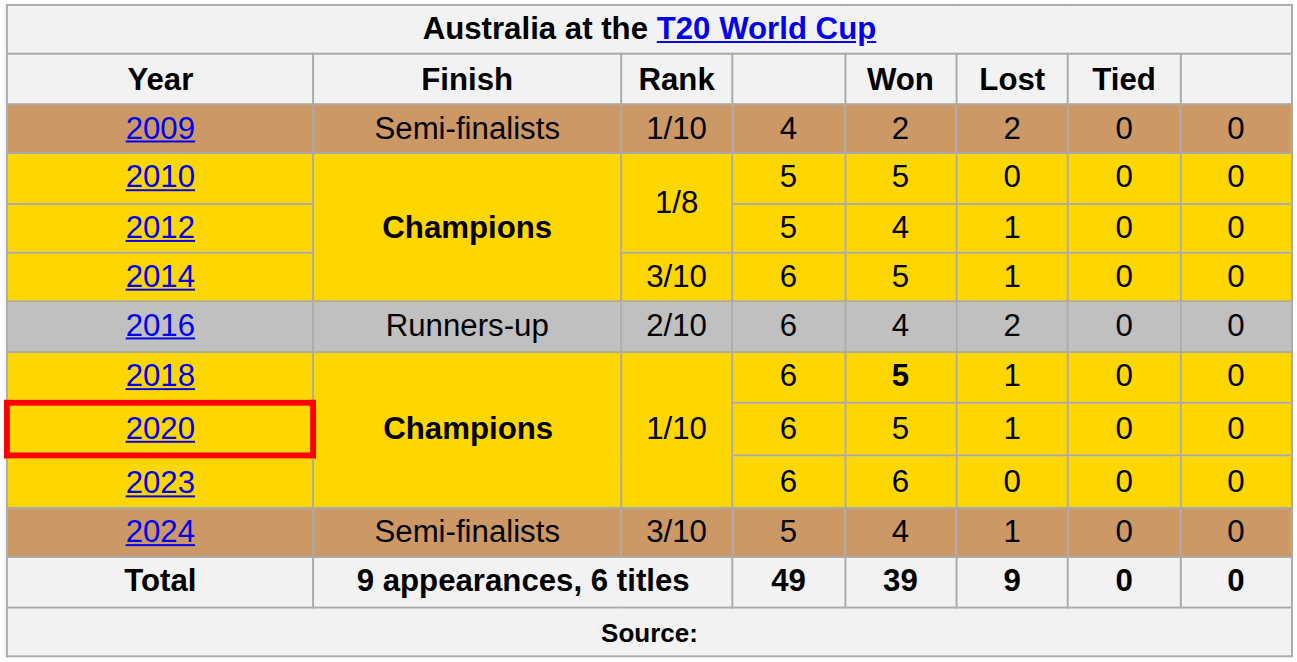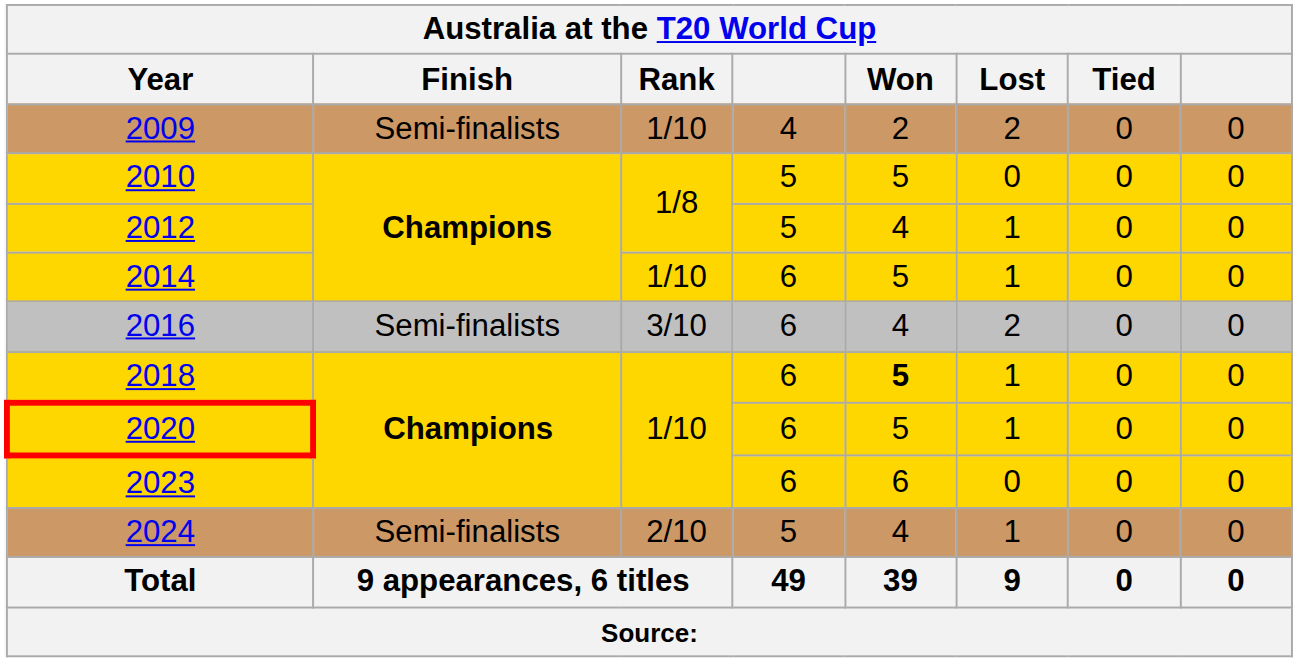(677, 276) 3/10 -> (677, 276) 1/10
(467, 326) Runners-up -> (467, 326) Semi-finalists
(677, 326) 2/10 -> (677, 326) 3/10
(677, 531) 3/10 -> (677, 531) 2/10
